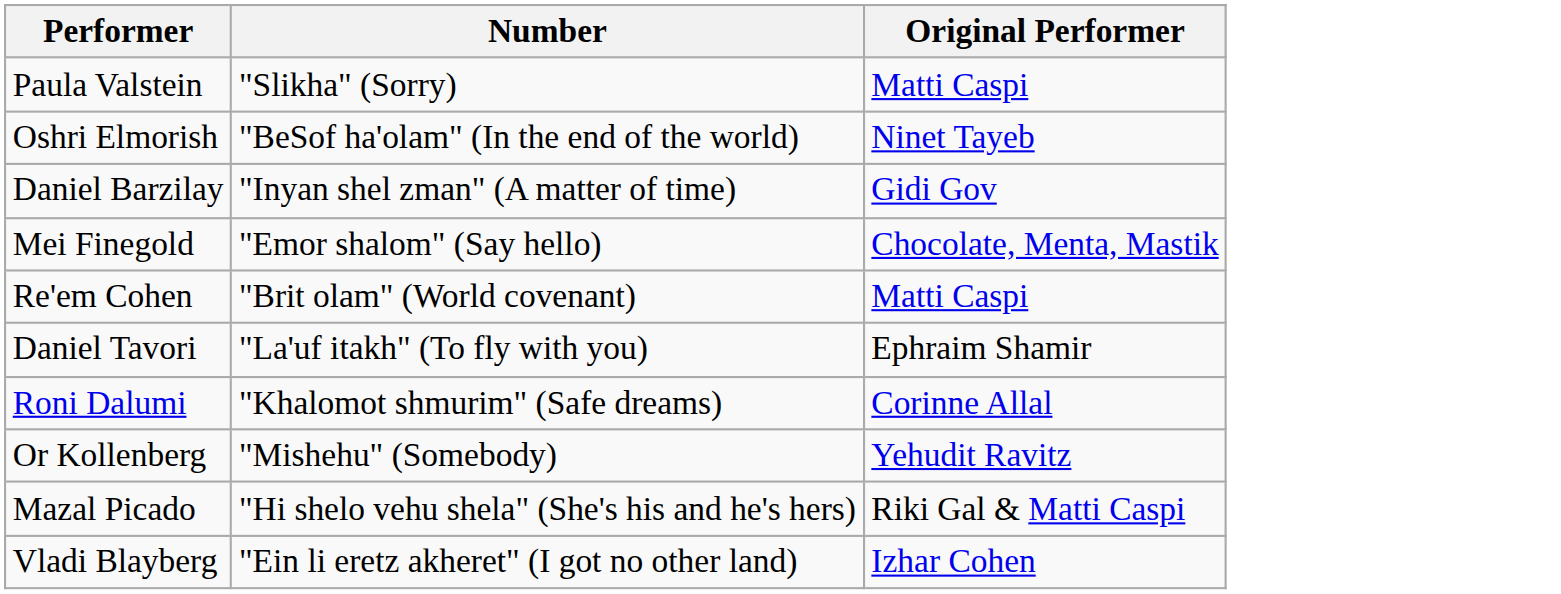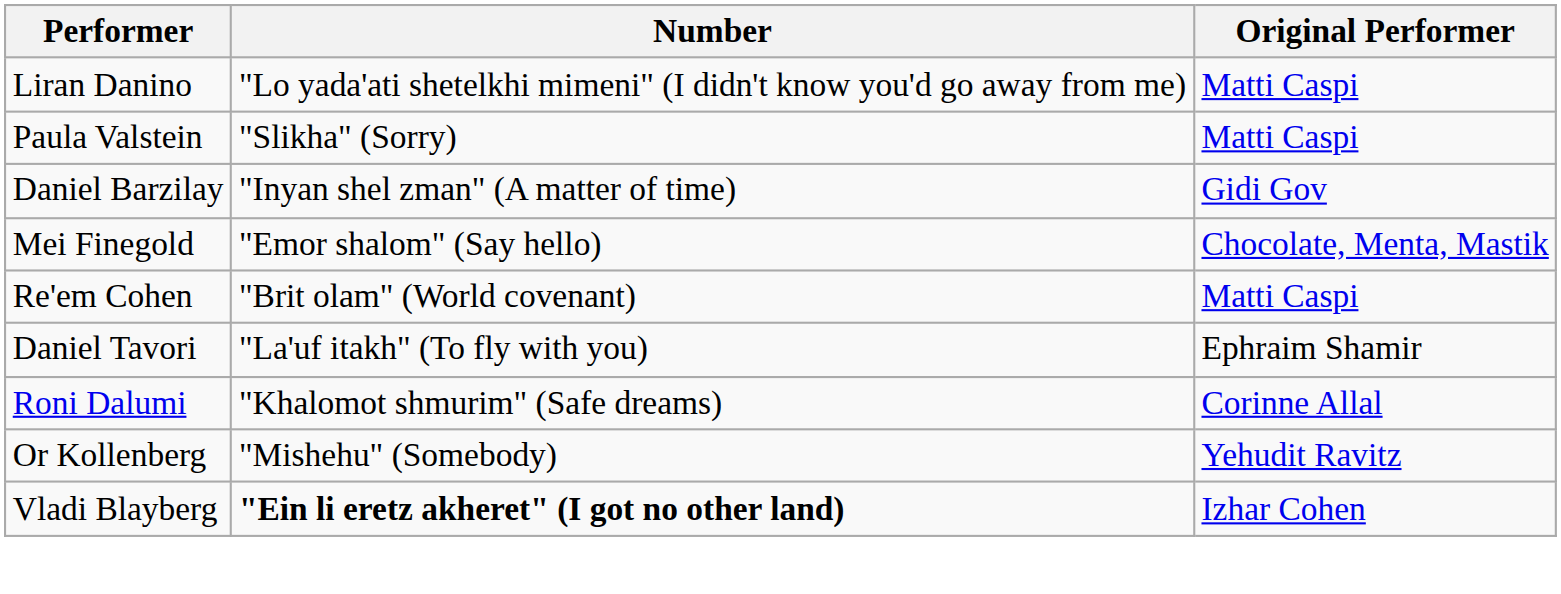+ row: (102, 84)
- row: (115, 137)
- row: (104, 508)
(518, 561) normal -> (542, 508) bold
